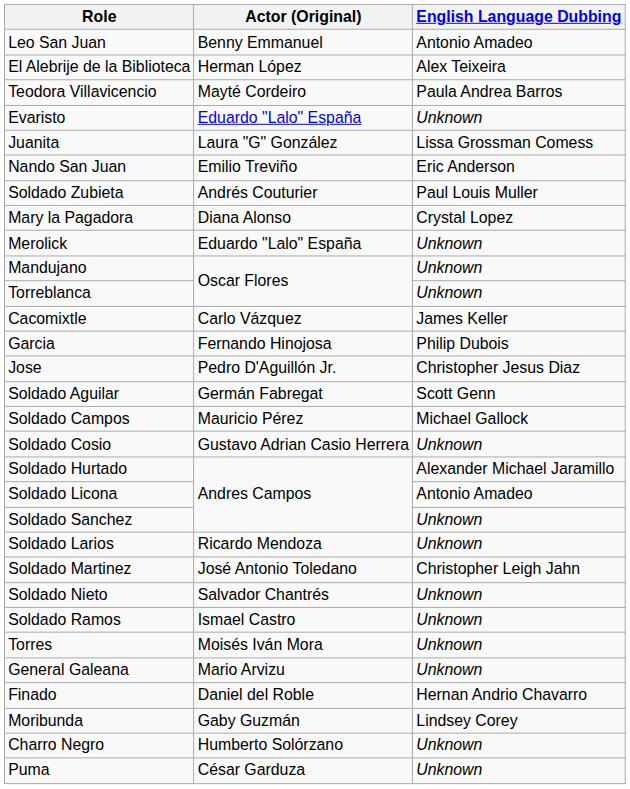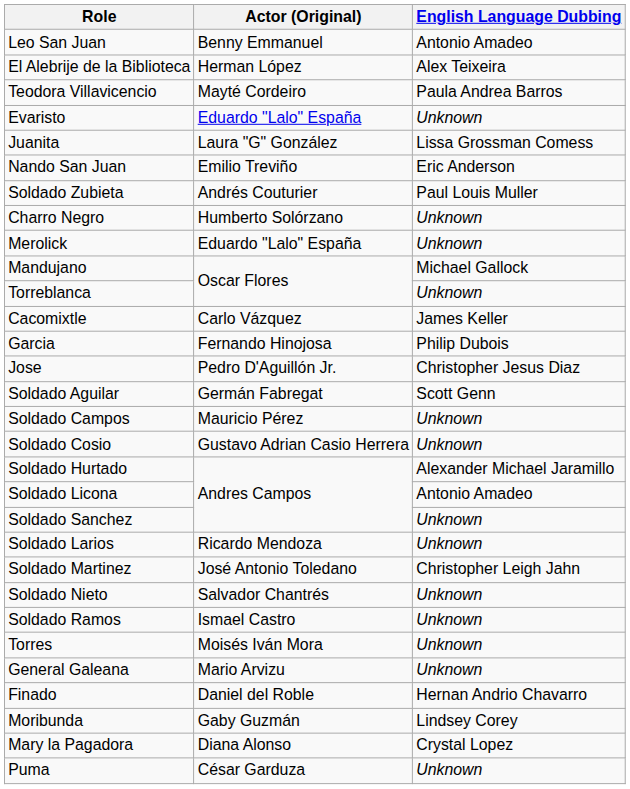rows swapped: (71, 218) <-> (56, 745)
(449, 268) Unknown -> (472, 268) Michael Gallock
(472, 419) Michael Gallock -> (449, 419) Unknown
